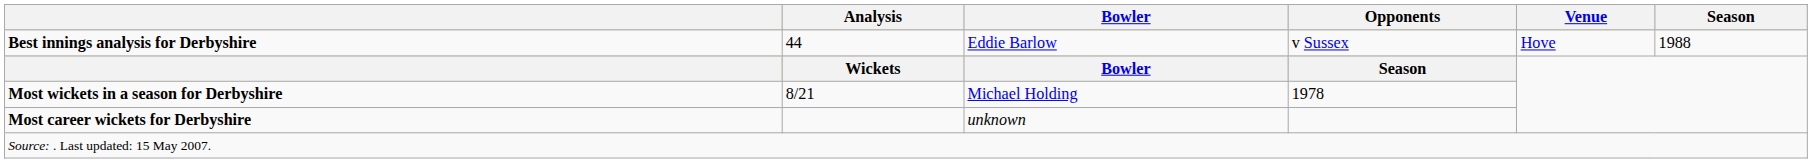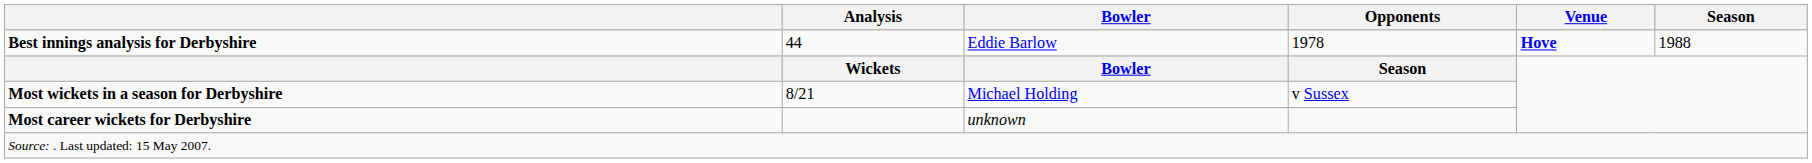(1320, 42) v Sussex -> (1308, 42) 1978
(1538, 42) normal -> (1539, 42) bold
(1308, 94) 1978 -> (1320, 94) v Sussex
